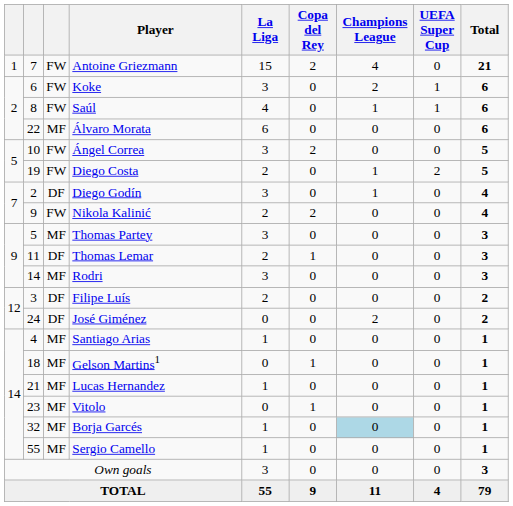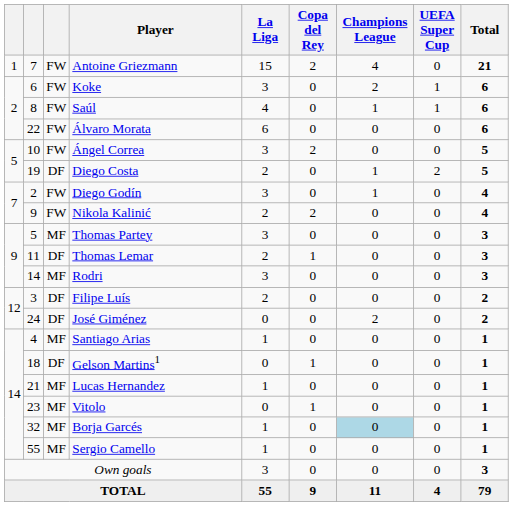(56, 129) MF -> (56, 129) FW
(56, 171) FW -> (56, 171) DF
(56, 192) DF -> (56, 192) FW
(56, 362) MF -> (56, 362) DF
